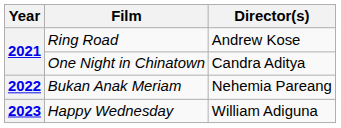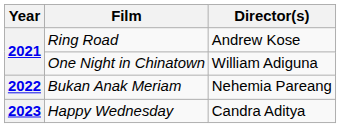(259, 63) Candra Aditya -> (265, 63) William Adiguna
(265, 110) William Adiguna -> (259, 110) Candra Aditya
